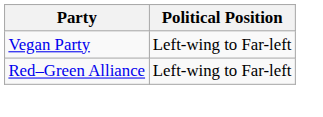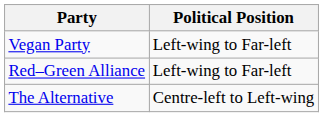+ row: (61, 97)
